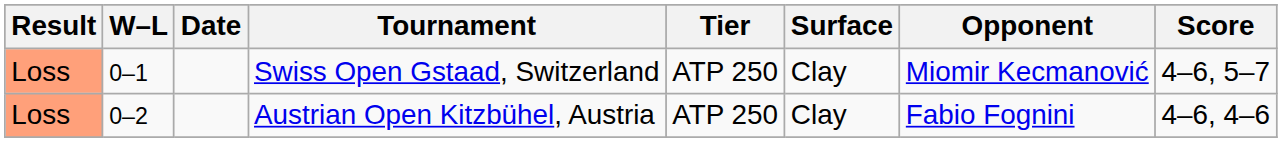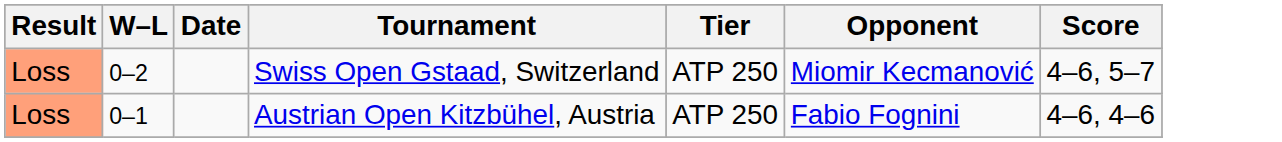- column: (842, 26)
(129, 72) 0–1 -> (129, 72) 0–2
(129, 116) 0–2 -> (129, 116) 0–1
